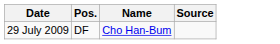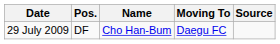+ column: (203, 13)
